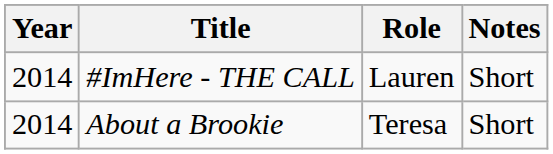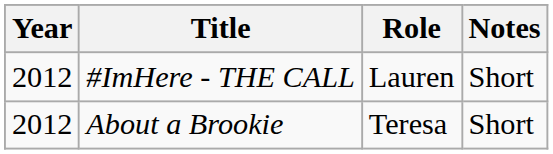(42, 76) 2014 -> (42, 76) 2012
(42, 124) 2014 -> (42, 124) 2012
